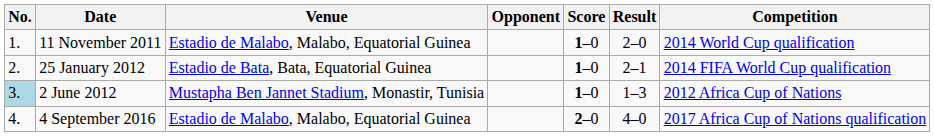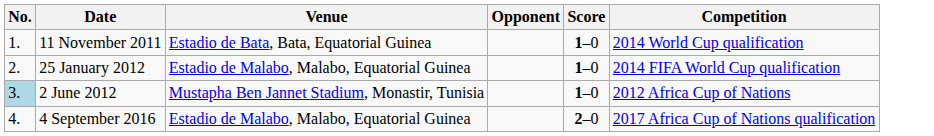- column: (635, 17)
(320, 42) Estadio de Malabo, Malabo, Equatorial Guinea -> (300, 42) Estadio de Bata, Bata, Equatorial Guinea
(300, 67) Estadio de Bata, Bata, Equatorial Guinea -> (320, 67) Estadio de Malabo, Malabo, Equatorial Guinea
